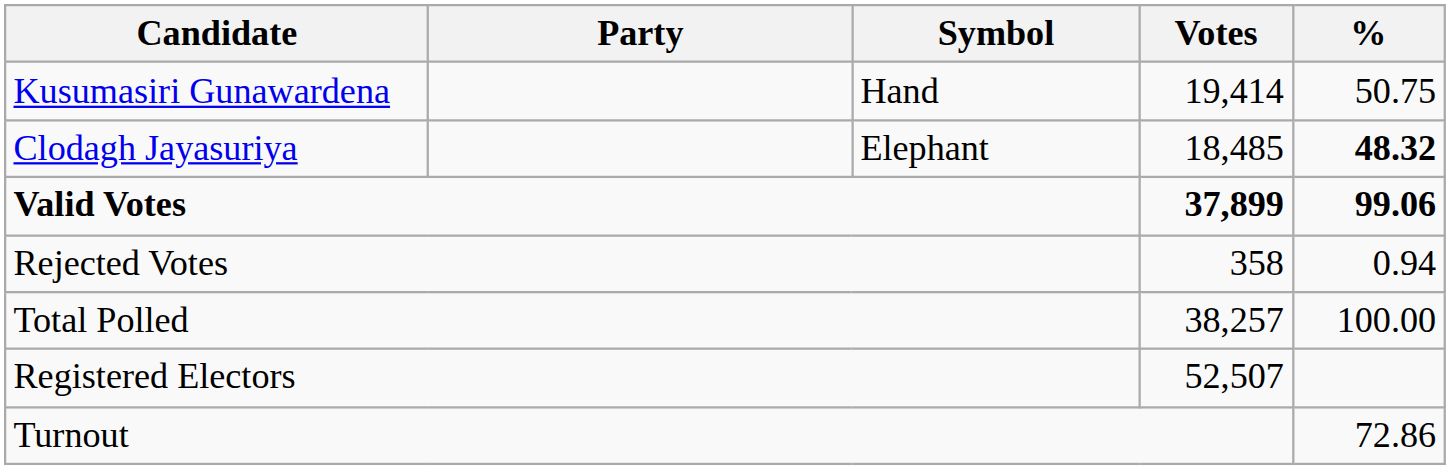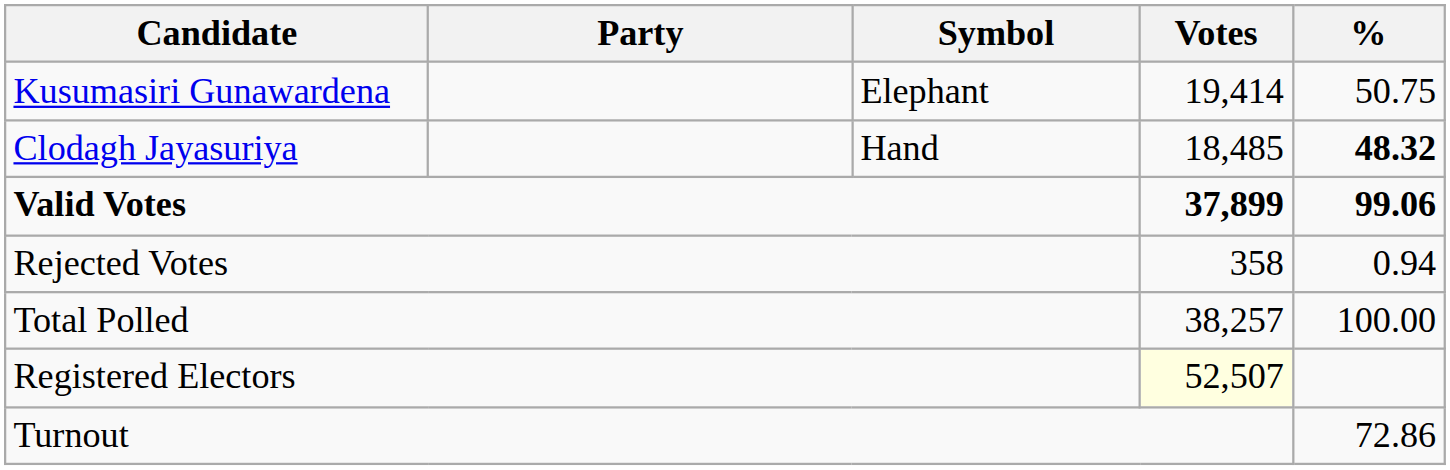(900, 90) Hand -> (925, 90) Elephant
(925, 147) Elephant -> (900, 147) Hand
(1234, 377) no background -> (1234, 377) lightyellow background
